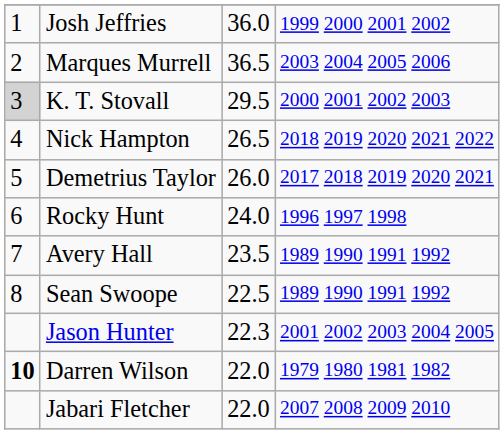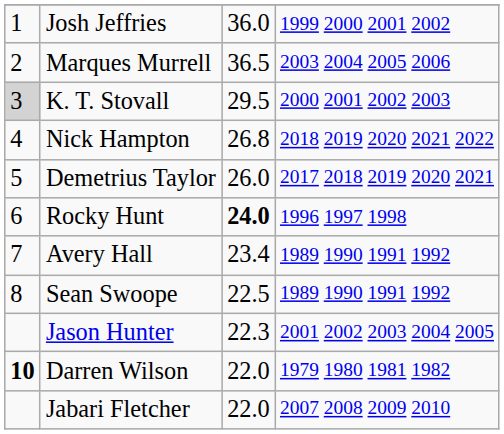(248, 139) 26.5 -> (248, 139) 26.8
(248, 216) normal -> (248, 216) bold
(248, 255) 23.5 -> (248, 255) 23.4
